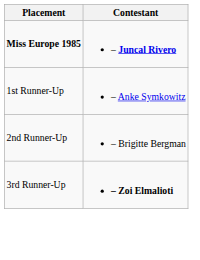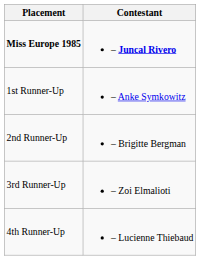(136, 191) bold -> (139, 191) normal
+ row: (36, 232)
